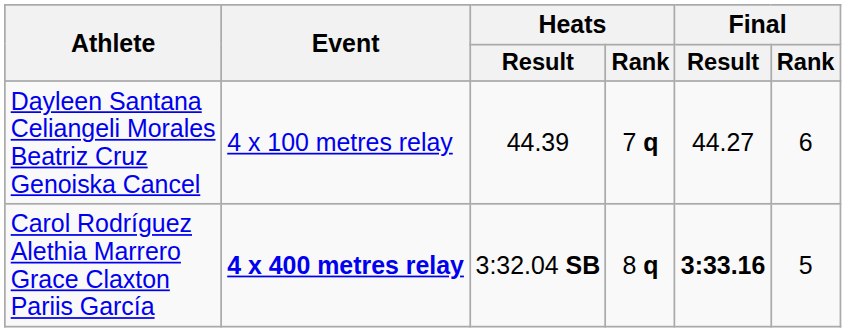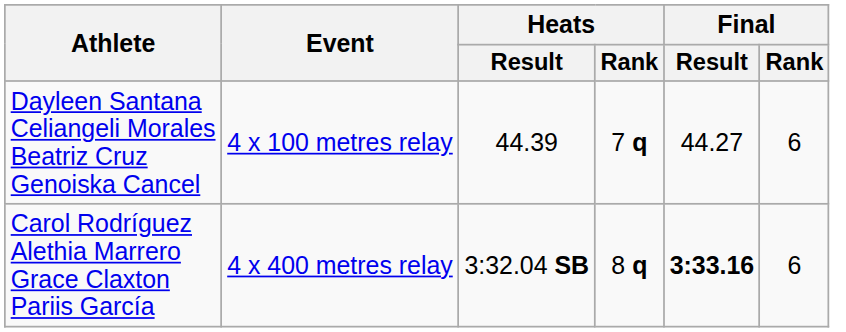(346, 265) bold -> (340, 265) normal
(806, 265) 5 -> (794, 265) 6
